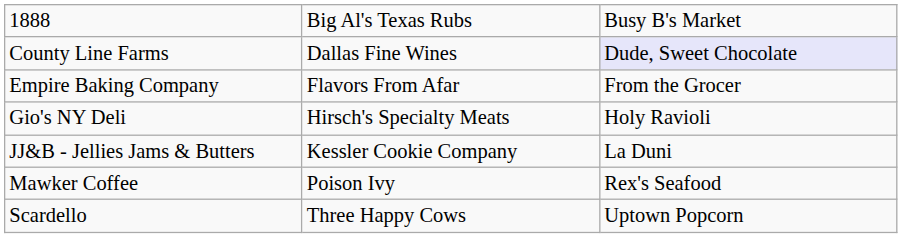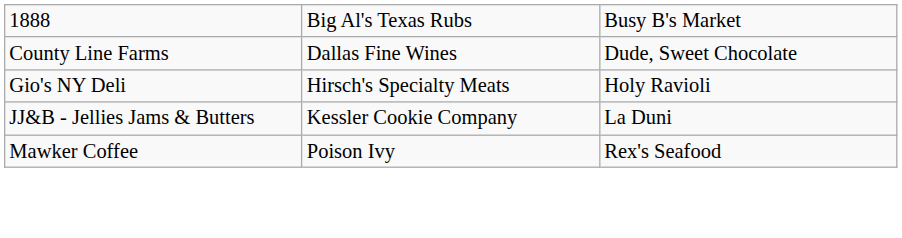(701, 53) lavender background -> (701, 53) no background
- row: (114, 85)
- row: (48, 215)
